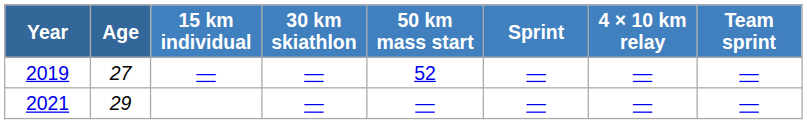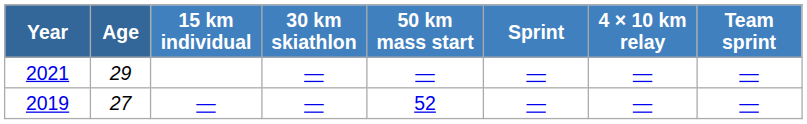rows swapped: (48, 73) <-> (48, 104)
